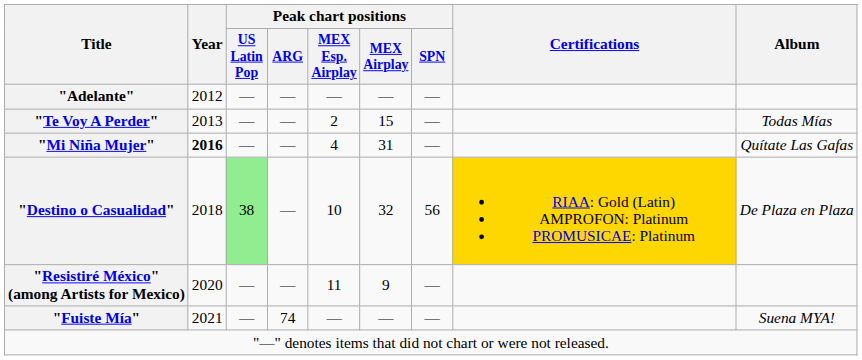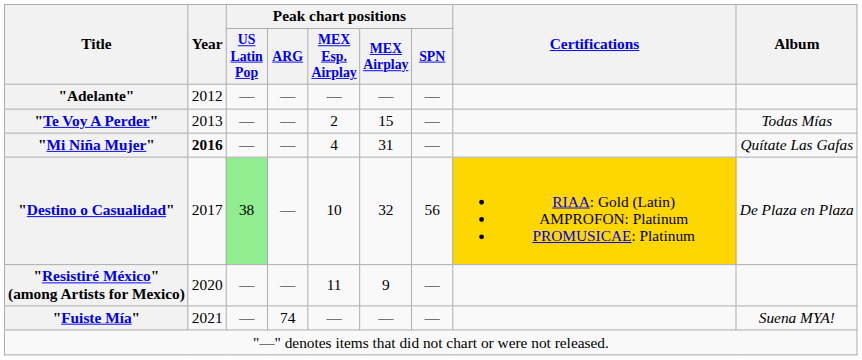(207, 210) 2018 -> (207, 210) 2017
